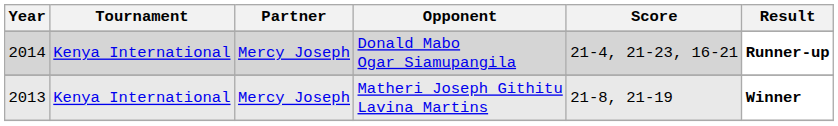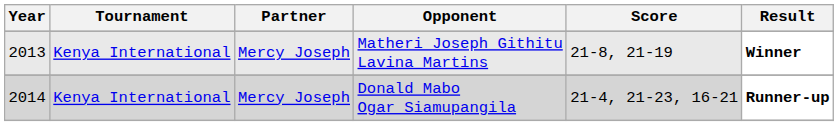rows swapped: (437, 53) <-> (460, 98)
